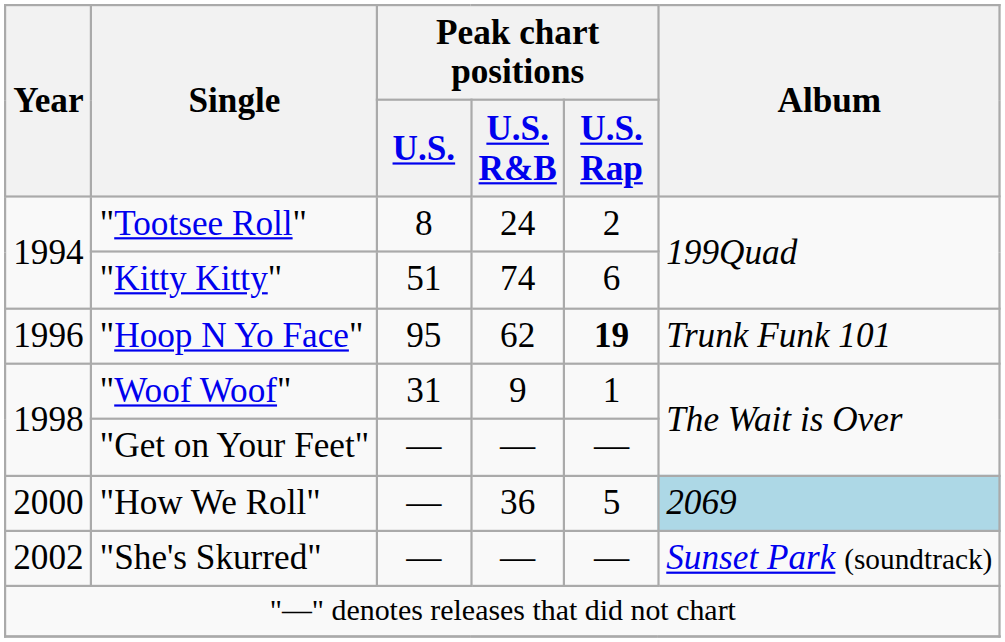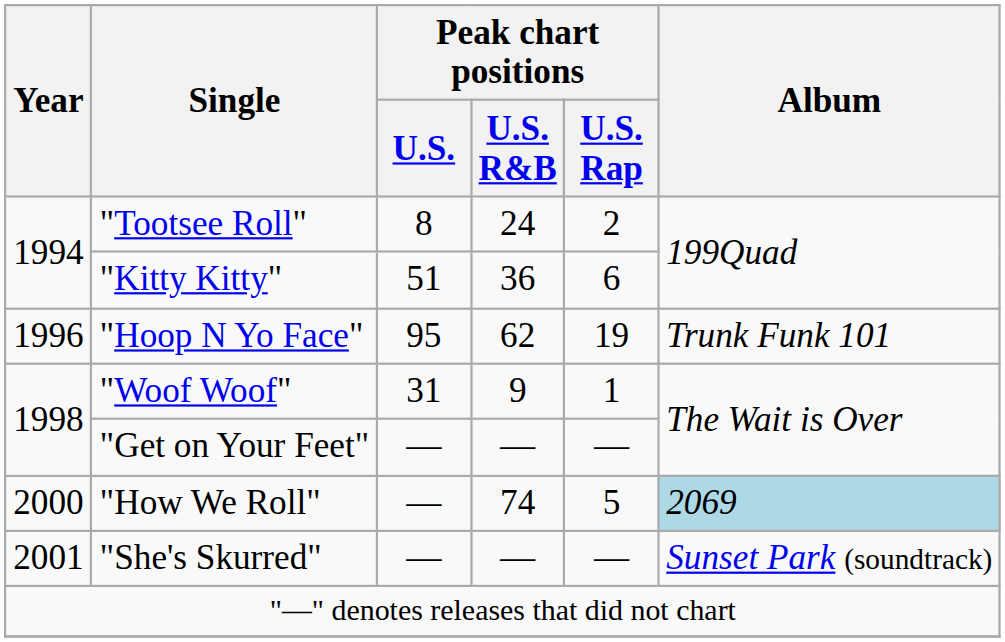(518, 279) 74 -> (518, 279) 36
(612, 334) bold -> (612, 334) normal
(518, 502) 36 -> (518, 502) 74
(48, 558) 2002 -> (48, 558) 2001
